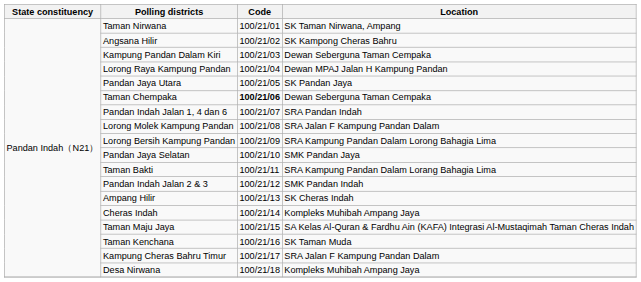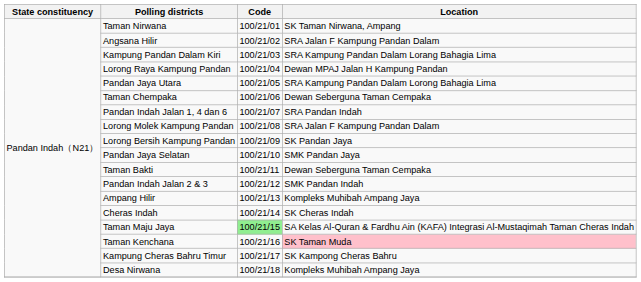(341, 40) SK Kampong Cheras Bahru -> (362, 40) SRA Jalan F Kampung Pandan Dalam
(358, 54) Dewan Seberguna Taman Cempaka -> (390, 54) SRA Kampung Pandan Dalam Lorang Bahagia Lima
(318, 83) SK Pandan Jaya -> (390, 83) SRA Kampung Pandan Dalam Lorong Bahagia Lima
(260, 97) bold -> (260, 97) normal
(390, 140) SRA Kampung Pandan Dalam Lorong Bahagia Lima -> (318, 140) SK Pandan Jaya
(390, 169) SRA Kampung Pandan Dalam Lorang Bahagia Lima -> (358, 169) Dewan Seberguna Taman Cempaka
(319, 198) SK Cheras Indah -> (352, 198) Kompleks Muhibah Ampang Jaya
(352, 212) Kompleks Muhibah Ampang Jaya -> (319, 212) SK Cheras Indah
(260, 227) no background -> (260, 227) lightgreen background
(318, 241) no background -> (318, 241) pink background
(362, 255) SRA Jalan F Kampung Pandan Dalam -> (341, 255) SK Kampong Cheras Bahru
